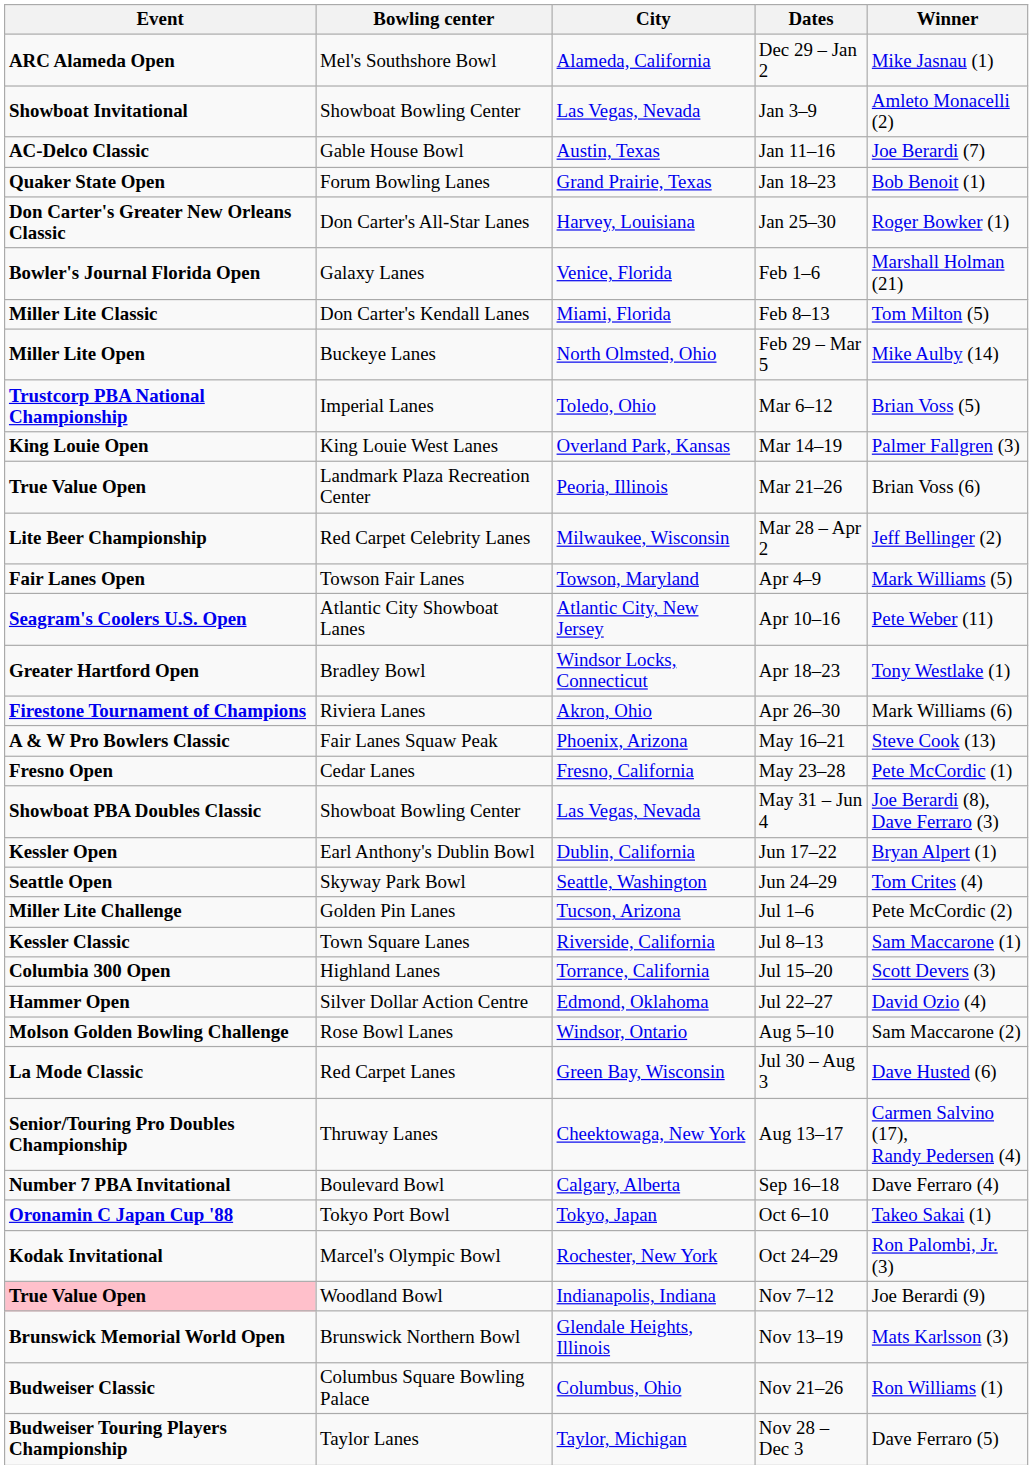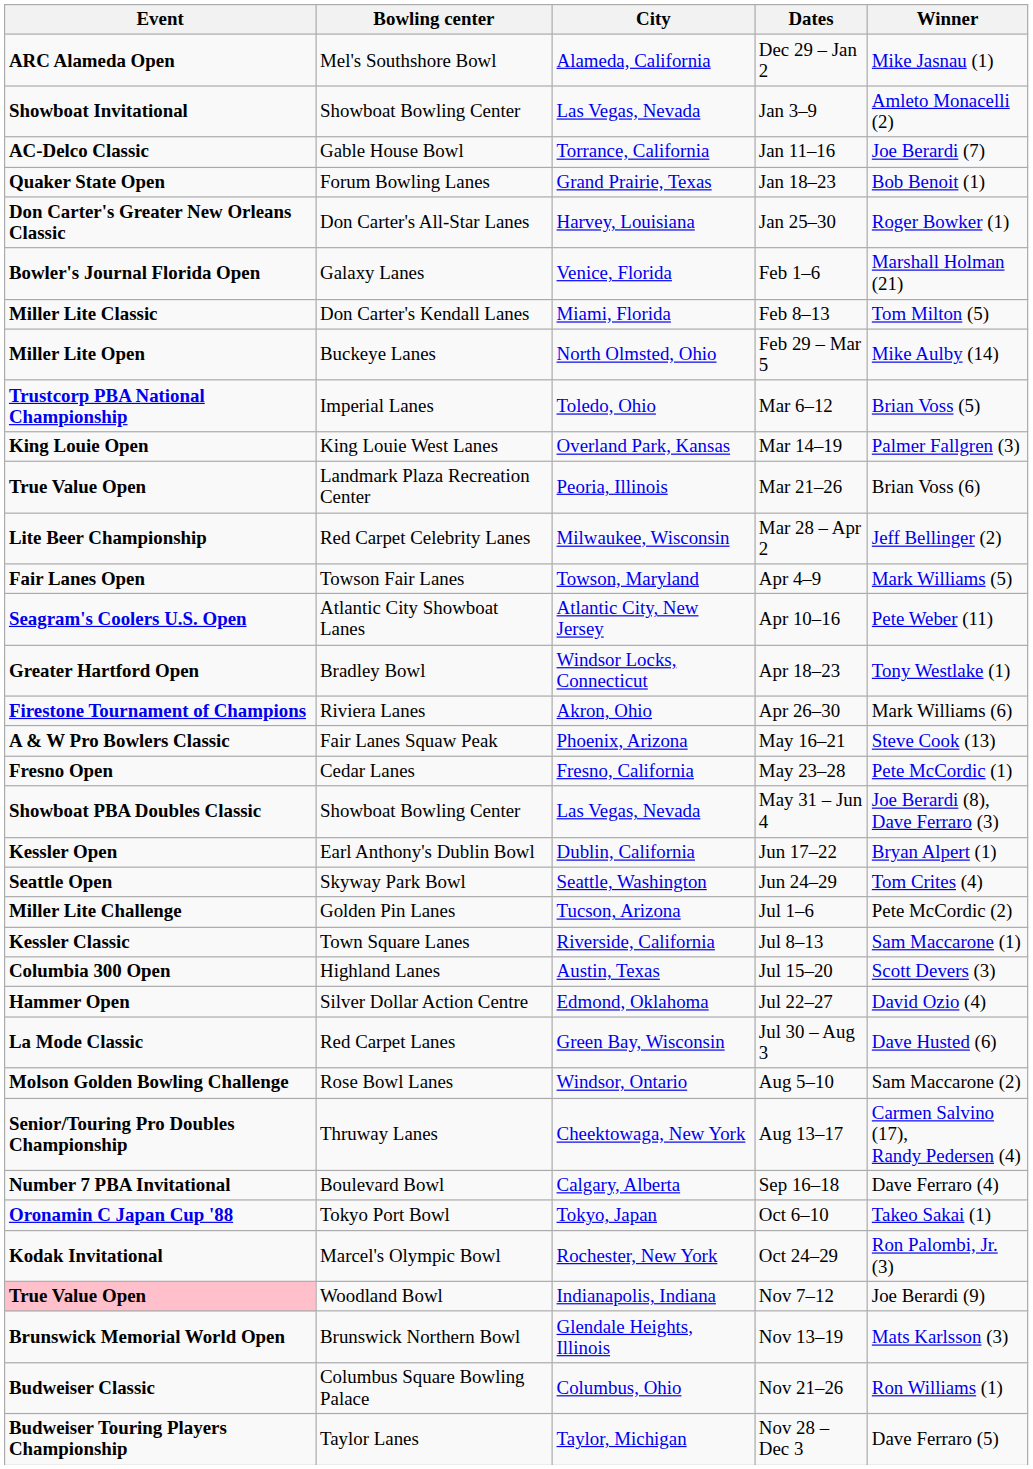(608, 151) Austin, Texas -> (633, 151) Torrance, California
(633, 971) Torrance, California -> (608, 971) Austin, Texas
rows swapped: (807, 1072) <-> (796, 1031)
